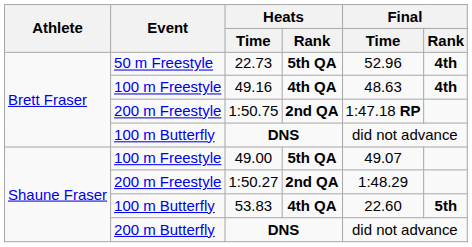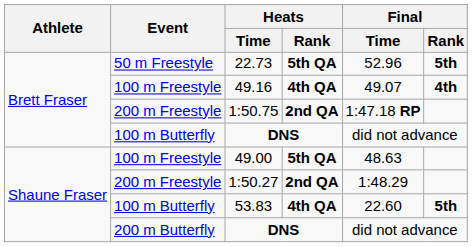(446, 64) 4th -> (446, 64) 5th
(383, 88) 48.63 -> (383, 88) 49.07
(383, 159) 49.07 -> (383, 159) 48.63
